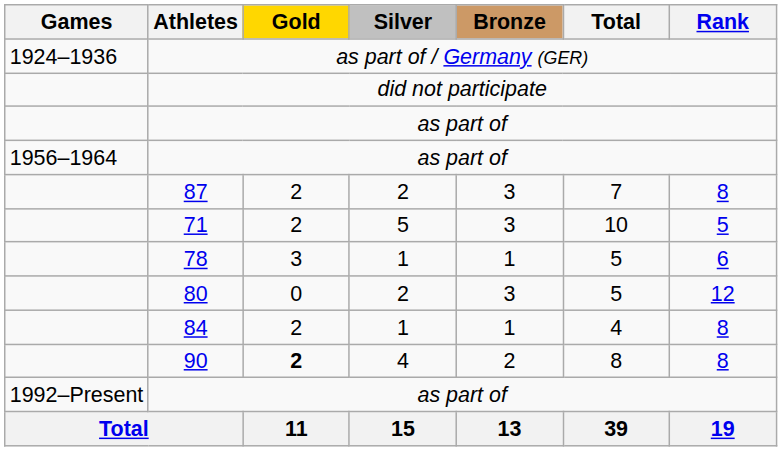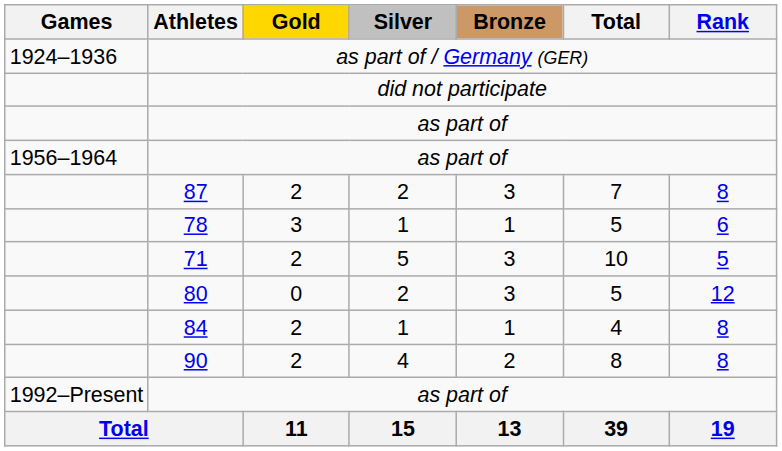rows swapped: (77, 259) <-> (77, 225)
(296, 361) bold -> (296, 361) normal
